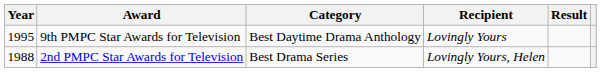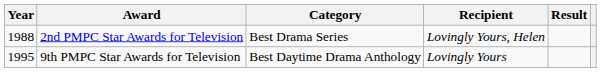rows swapped: (142, 57) <-> (140, 36)
